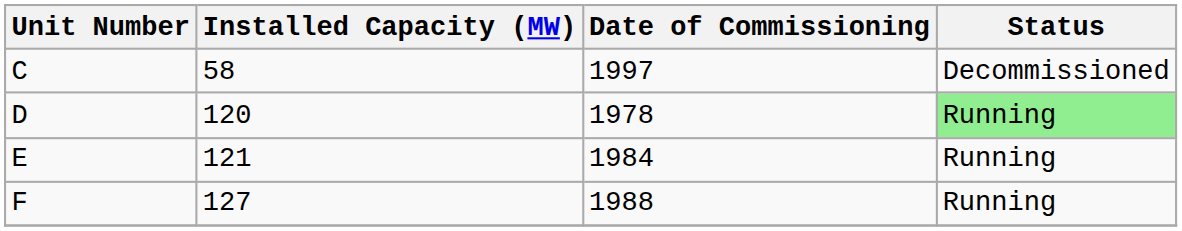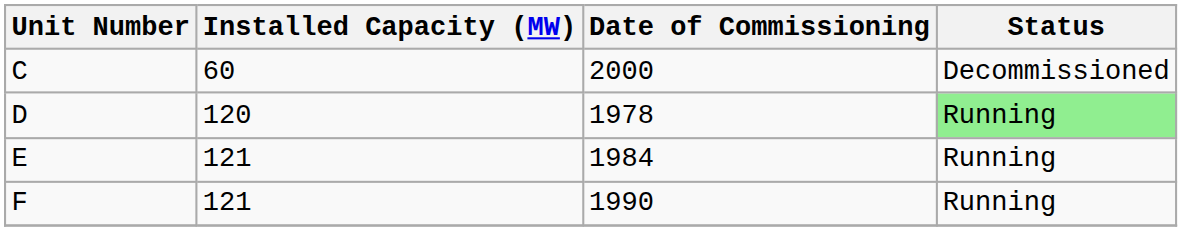(219, 71) 58 -> (219, 71) 60
(621, 71) 1997 -> (621, 71) 2000
(227, 203) 127 -> (227, 203) 121
(621, 203) 1988 -> (621, 203) 1990
